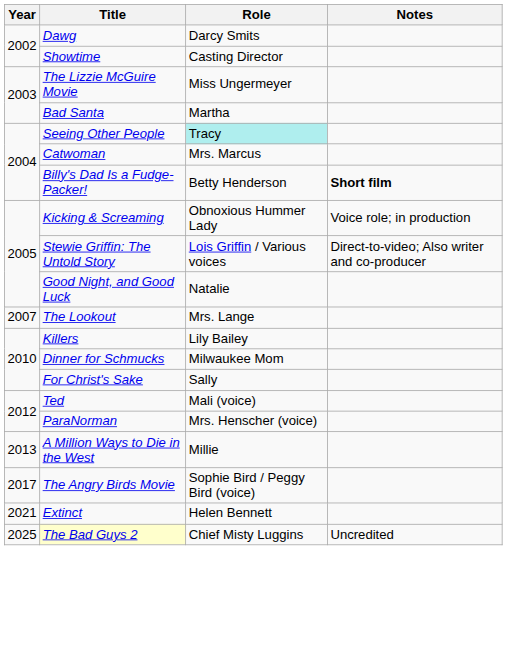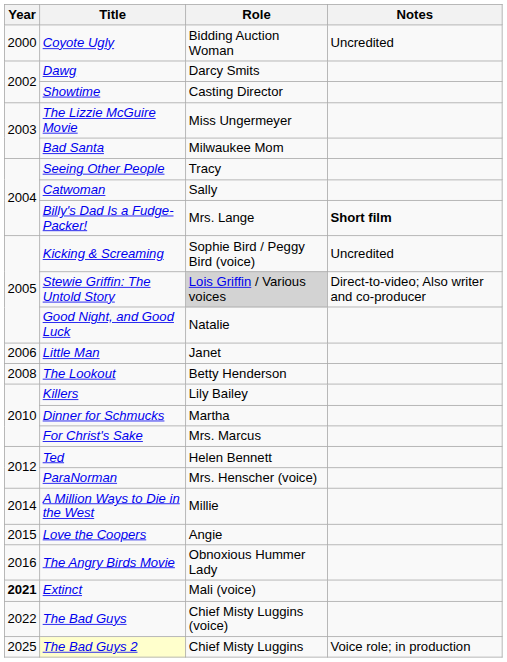+ row: (78, 43)
(209, 112) Martha -> (236, 148) Milwaukee Mom
(205, 133) paleturquoise background -> (205, 169) no background
(225, 154) Mrs. Marcus -> (203, 190) Sally
(238, 182) Betty Henderson -> (222, 218) Mrs. Lange
(247, 218) Obnoxious Hummer Lady -> (247, 253) Sophie Bird / Peggy Bird (voice)
(400, 218) Voice role; in production -> (362, 253) Uncredited
(247, 253) no background -> (247, 289) lightgrey background
+ row: (71, 353)
(22, 317) 2007 -> (22, 373) 2008
(222, 317) Mrs. Lange -> (238, 373) Betty Henderson
(236, 359) Milwaukee Mom -> (209, 415) Martha
(203, 380) Sally -> (225, 436) Mrs. Marcus
(222, 400) Mali (voice) -> (230, 457) Helen Bennett
(22, 449) 2013 -> (22, 506) 2014
+ row: (94, 534)
(22, 485) 2017 -> (22, 562) 2016
(247, 485) Sophie Bird / Peggy Bird (voice) -> (247, 562) Obnoxious Hummer Lady
(22, 513) normal -> (22, 590) bold
(230, 513) Helen Bennett -> (222, 590) Mali (voice)
+ row: (85, 618)
(362, 534) Uncredited -> (400, 647) Voice role; in production
